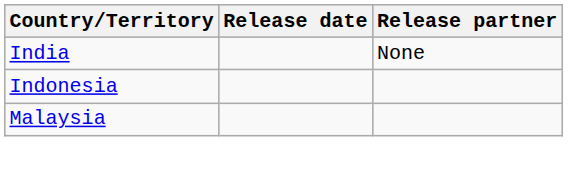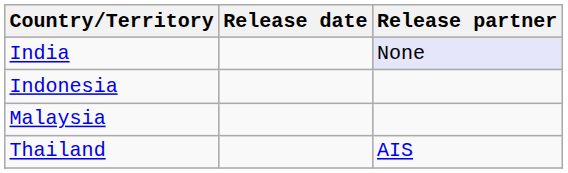(401, 54) no background -> (401, 54) lavender background
+ row: (58, 152)
